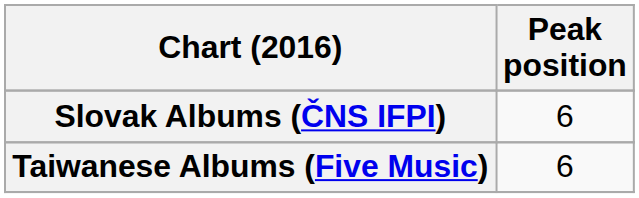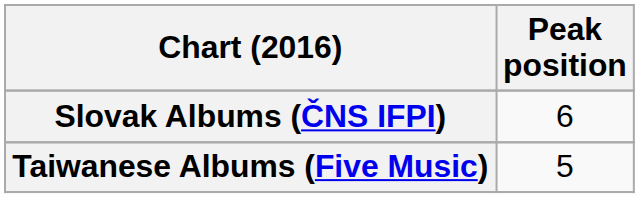(565, 166) 6 -> (565, 166) 5
